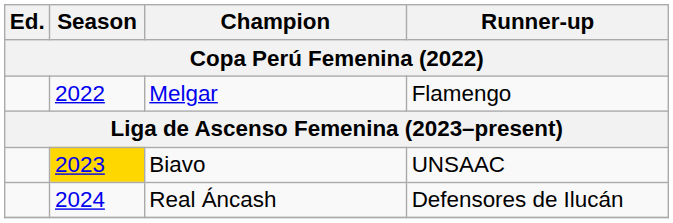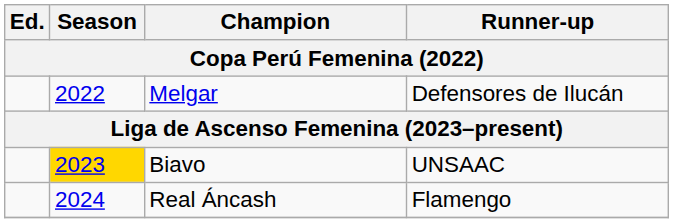(461, 93) Flamengo -> (518, 93) Defensores de Ilucán
(518, 199) Defensores de Ilucán -> (461, 199) Flamengo
